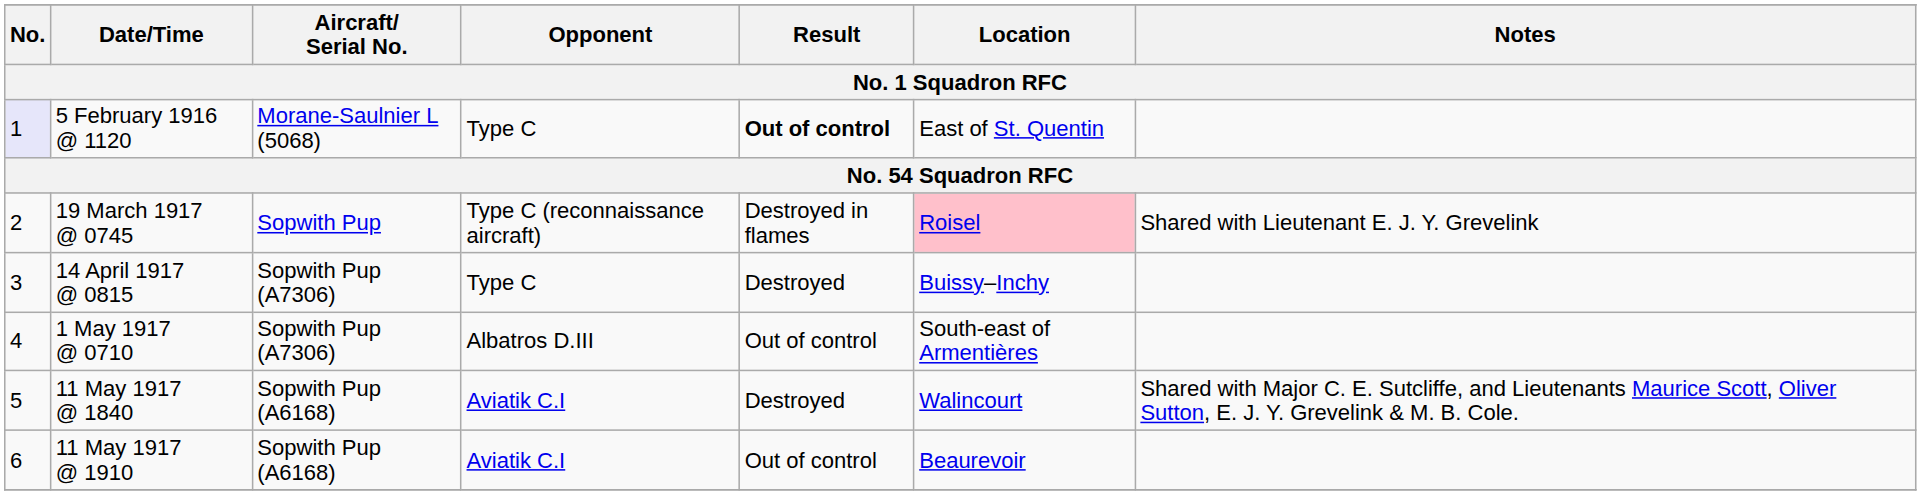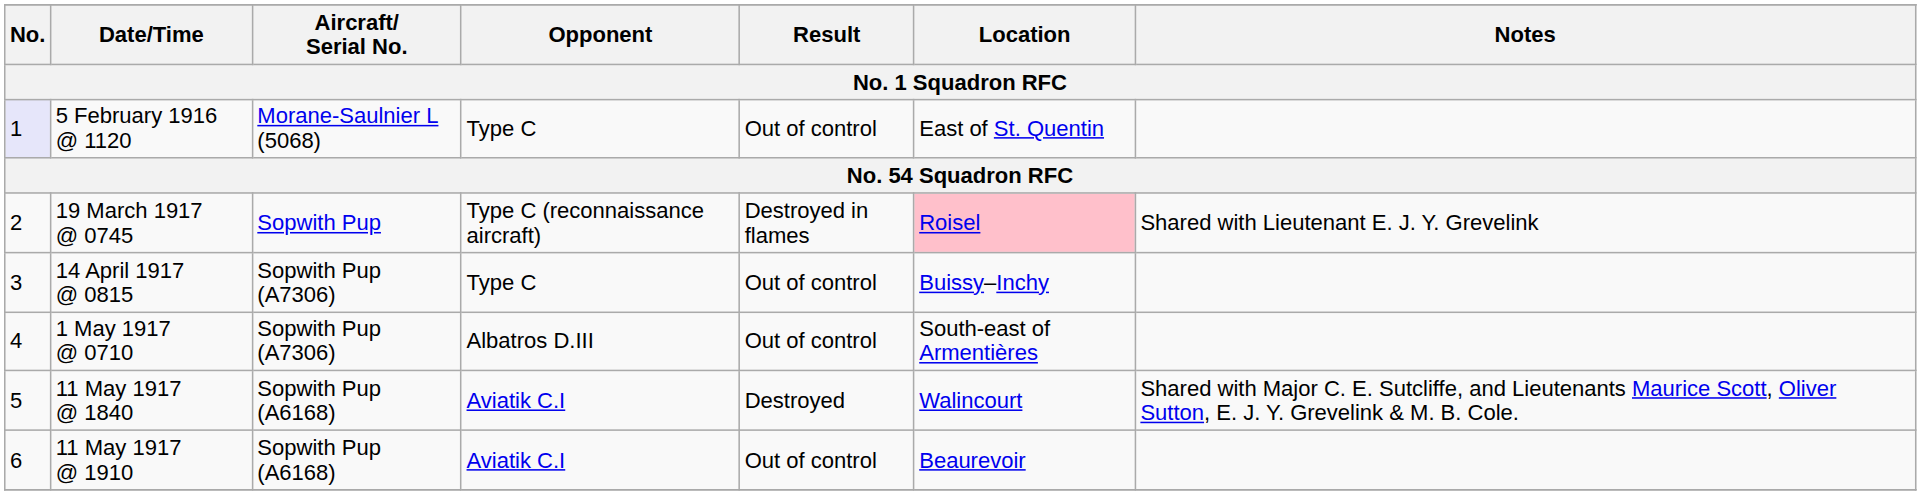(817, 129) bold -> (811, 129) normal
(795, 282) Destroyed -> (811, 282) Out of control
